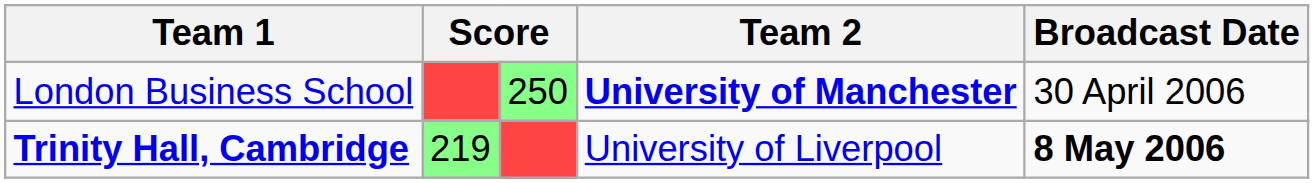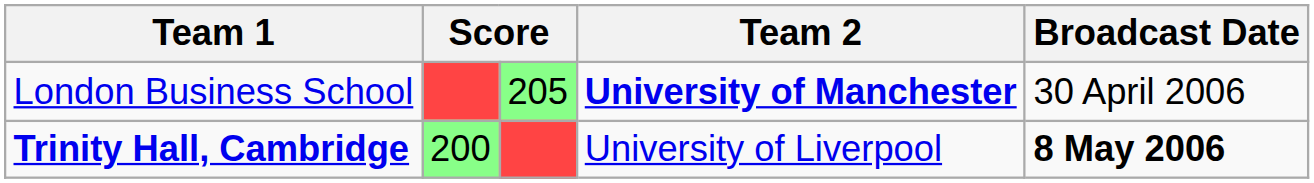(538, 90) 250 -> (538, 90) 205
(460, 148) 219 -> (460, 148) 200
